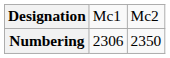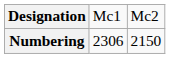(146, 41) 2350 -> (146, 41) 2150
